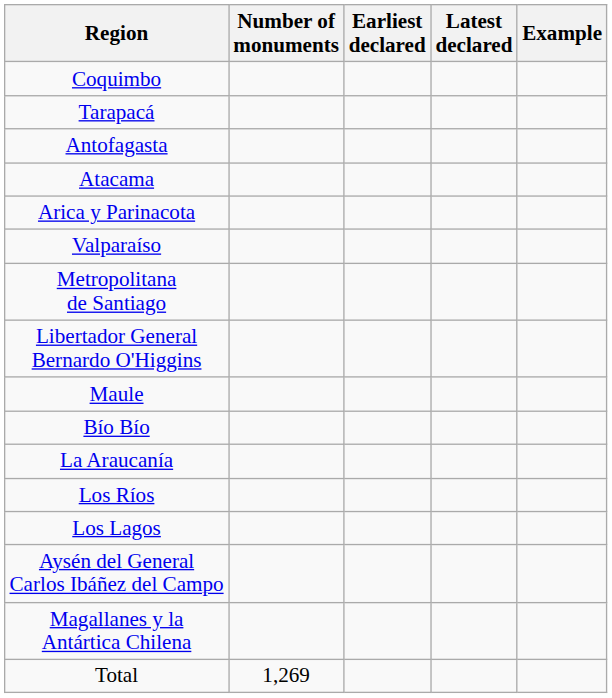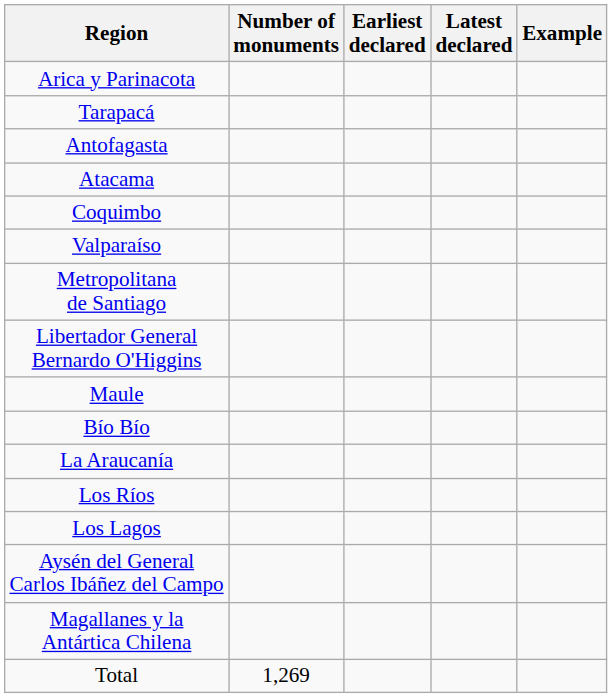rows swapped: (117, 212) <-> (117, 78)
